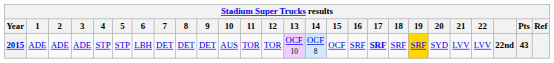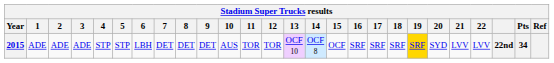(378, 45) bold -> (378, 45) normal
(524, 45) 43 -> (523, 45) 34
